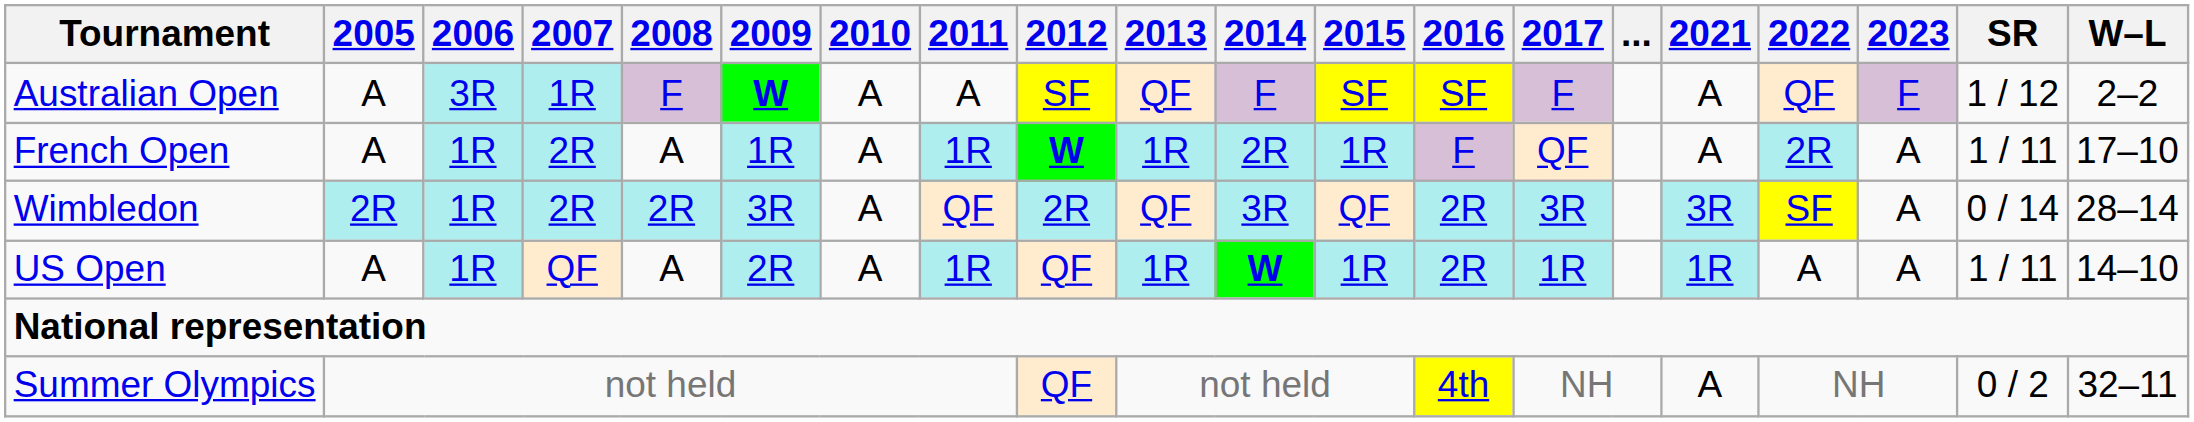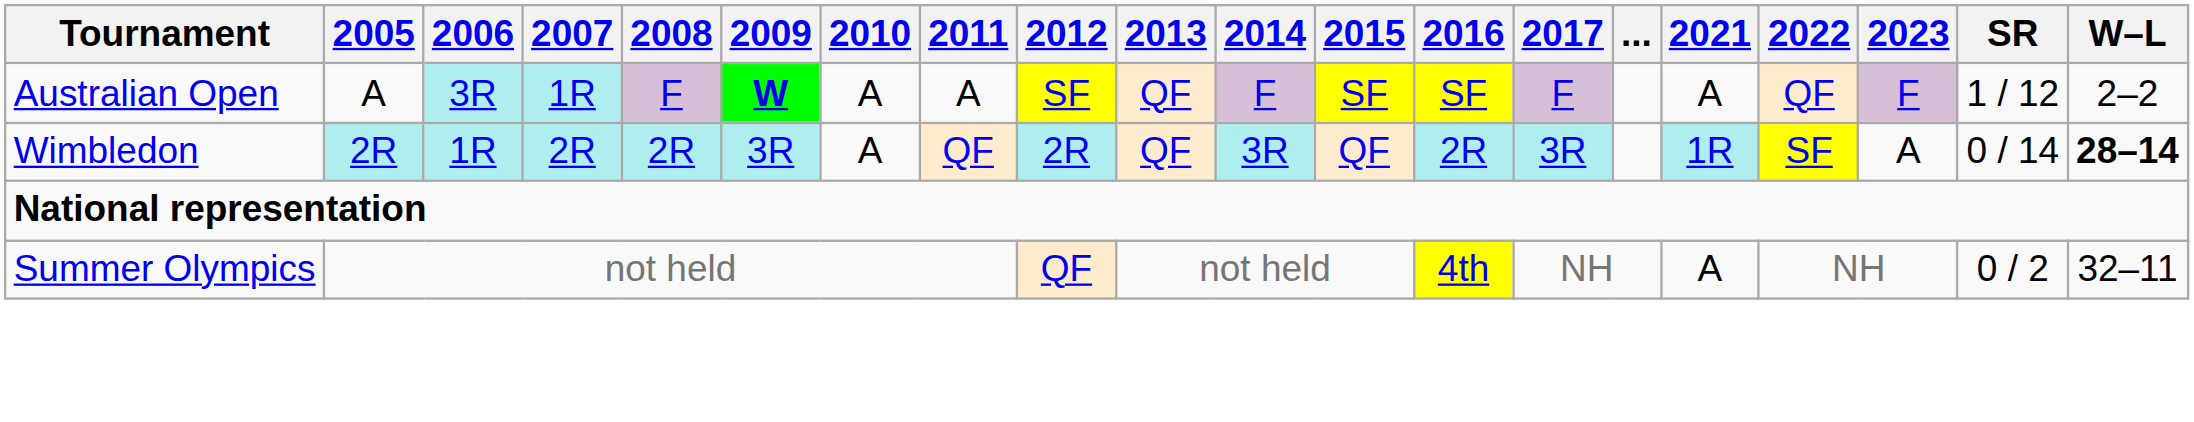- row: (122, 151)
(1710, 209) 3R -> (1710, 151) 1R
(2127, 209) normal -> (2127, 151) bold
- row: (90, 268)
